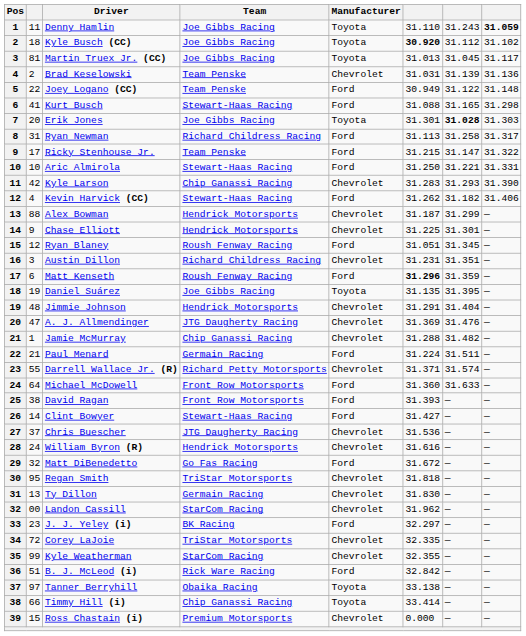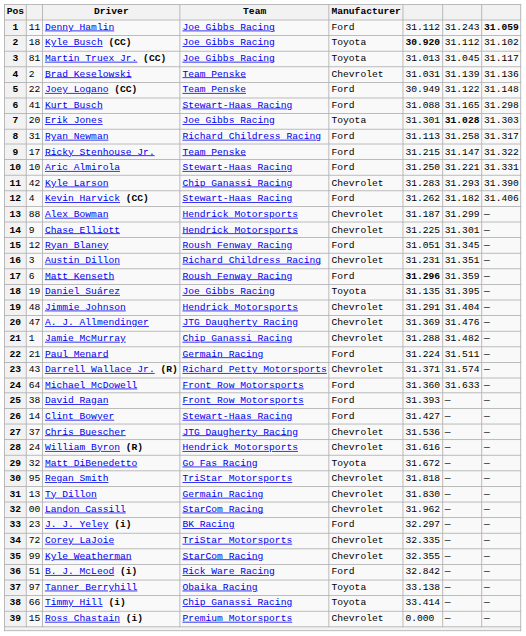(349, 28) Toyota -> (343, 28) Ford
(423, 28) 31.110 -> (423, 28) 31.112
(34, 370) 55 -> (34, 370) 43
(343, 463) Ford -> (349, 463) Toyota
